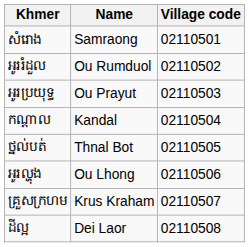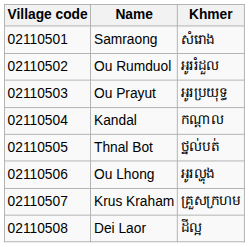columns swapped: (201, 15) <-> (38, 15)
